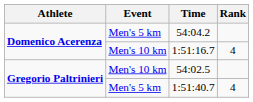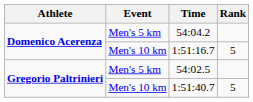(233, 51) 4 -> (233, 51) 5
(137, 69) Men's 10 km -> (135, 69) Men's 5 km
(135, 88) Men's 5 km -> (137, 88) Men's 10 km
(233, 88) 4 -> (233, 88) 5
